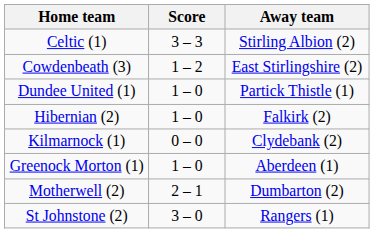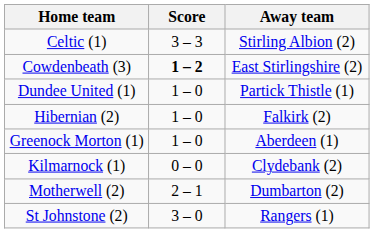(187, 66) normal -> (187, 66) bold
rows swapped: (77, 141) <-> (77, 166)
